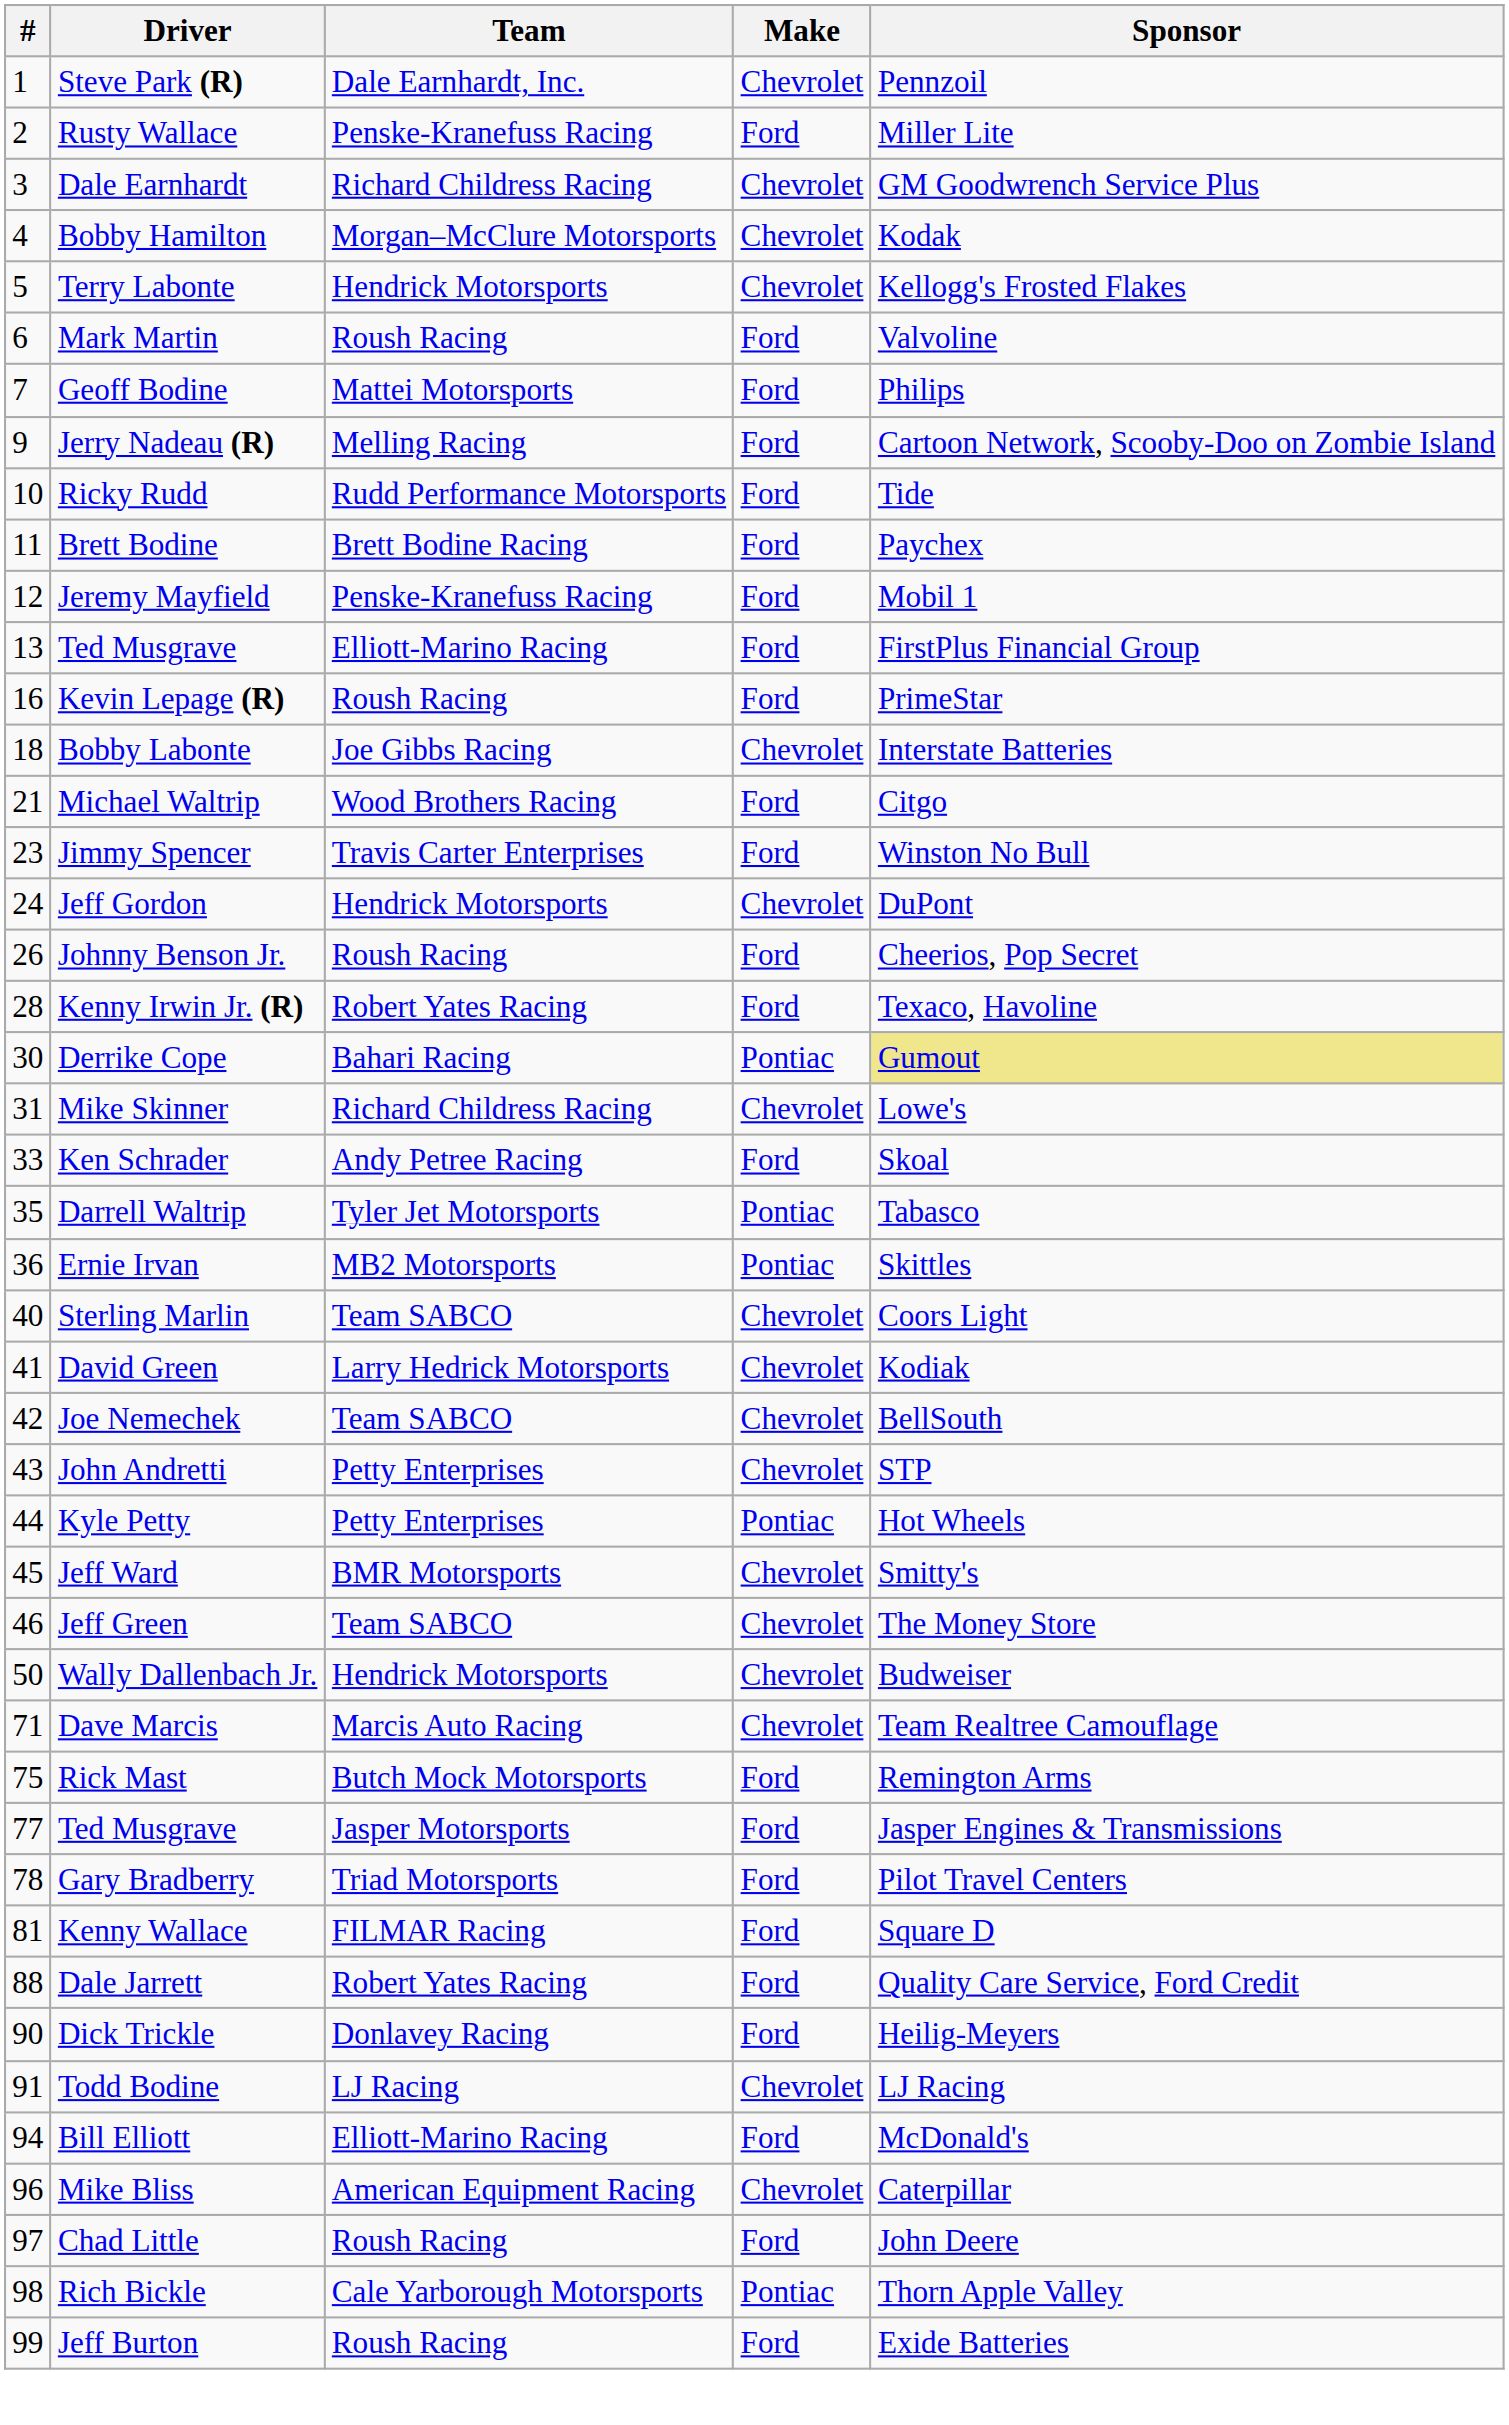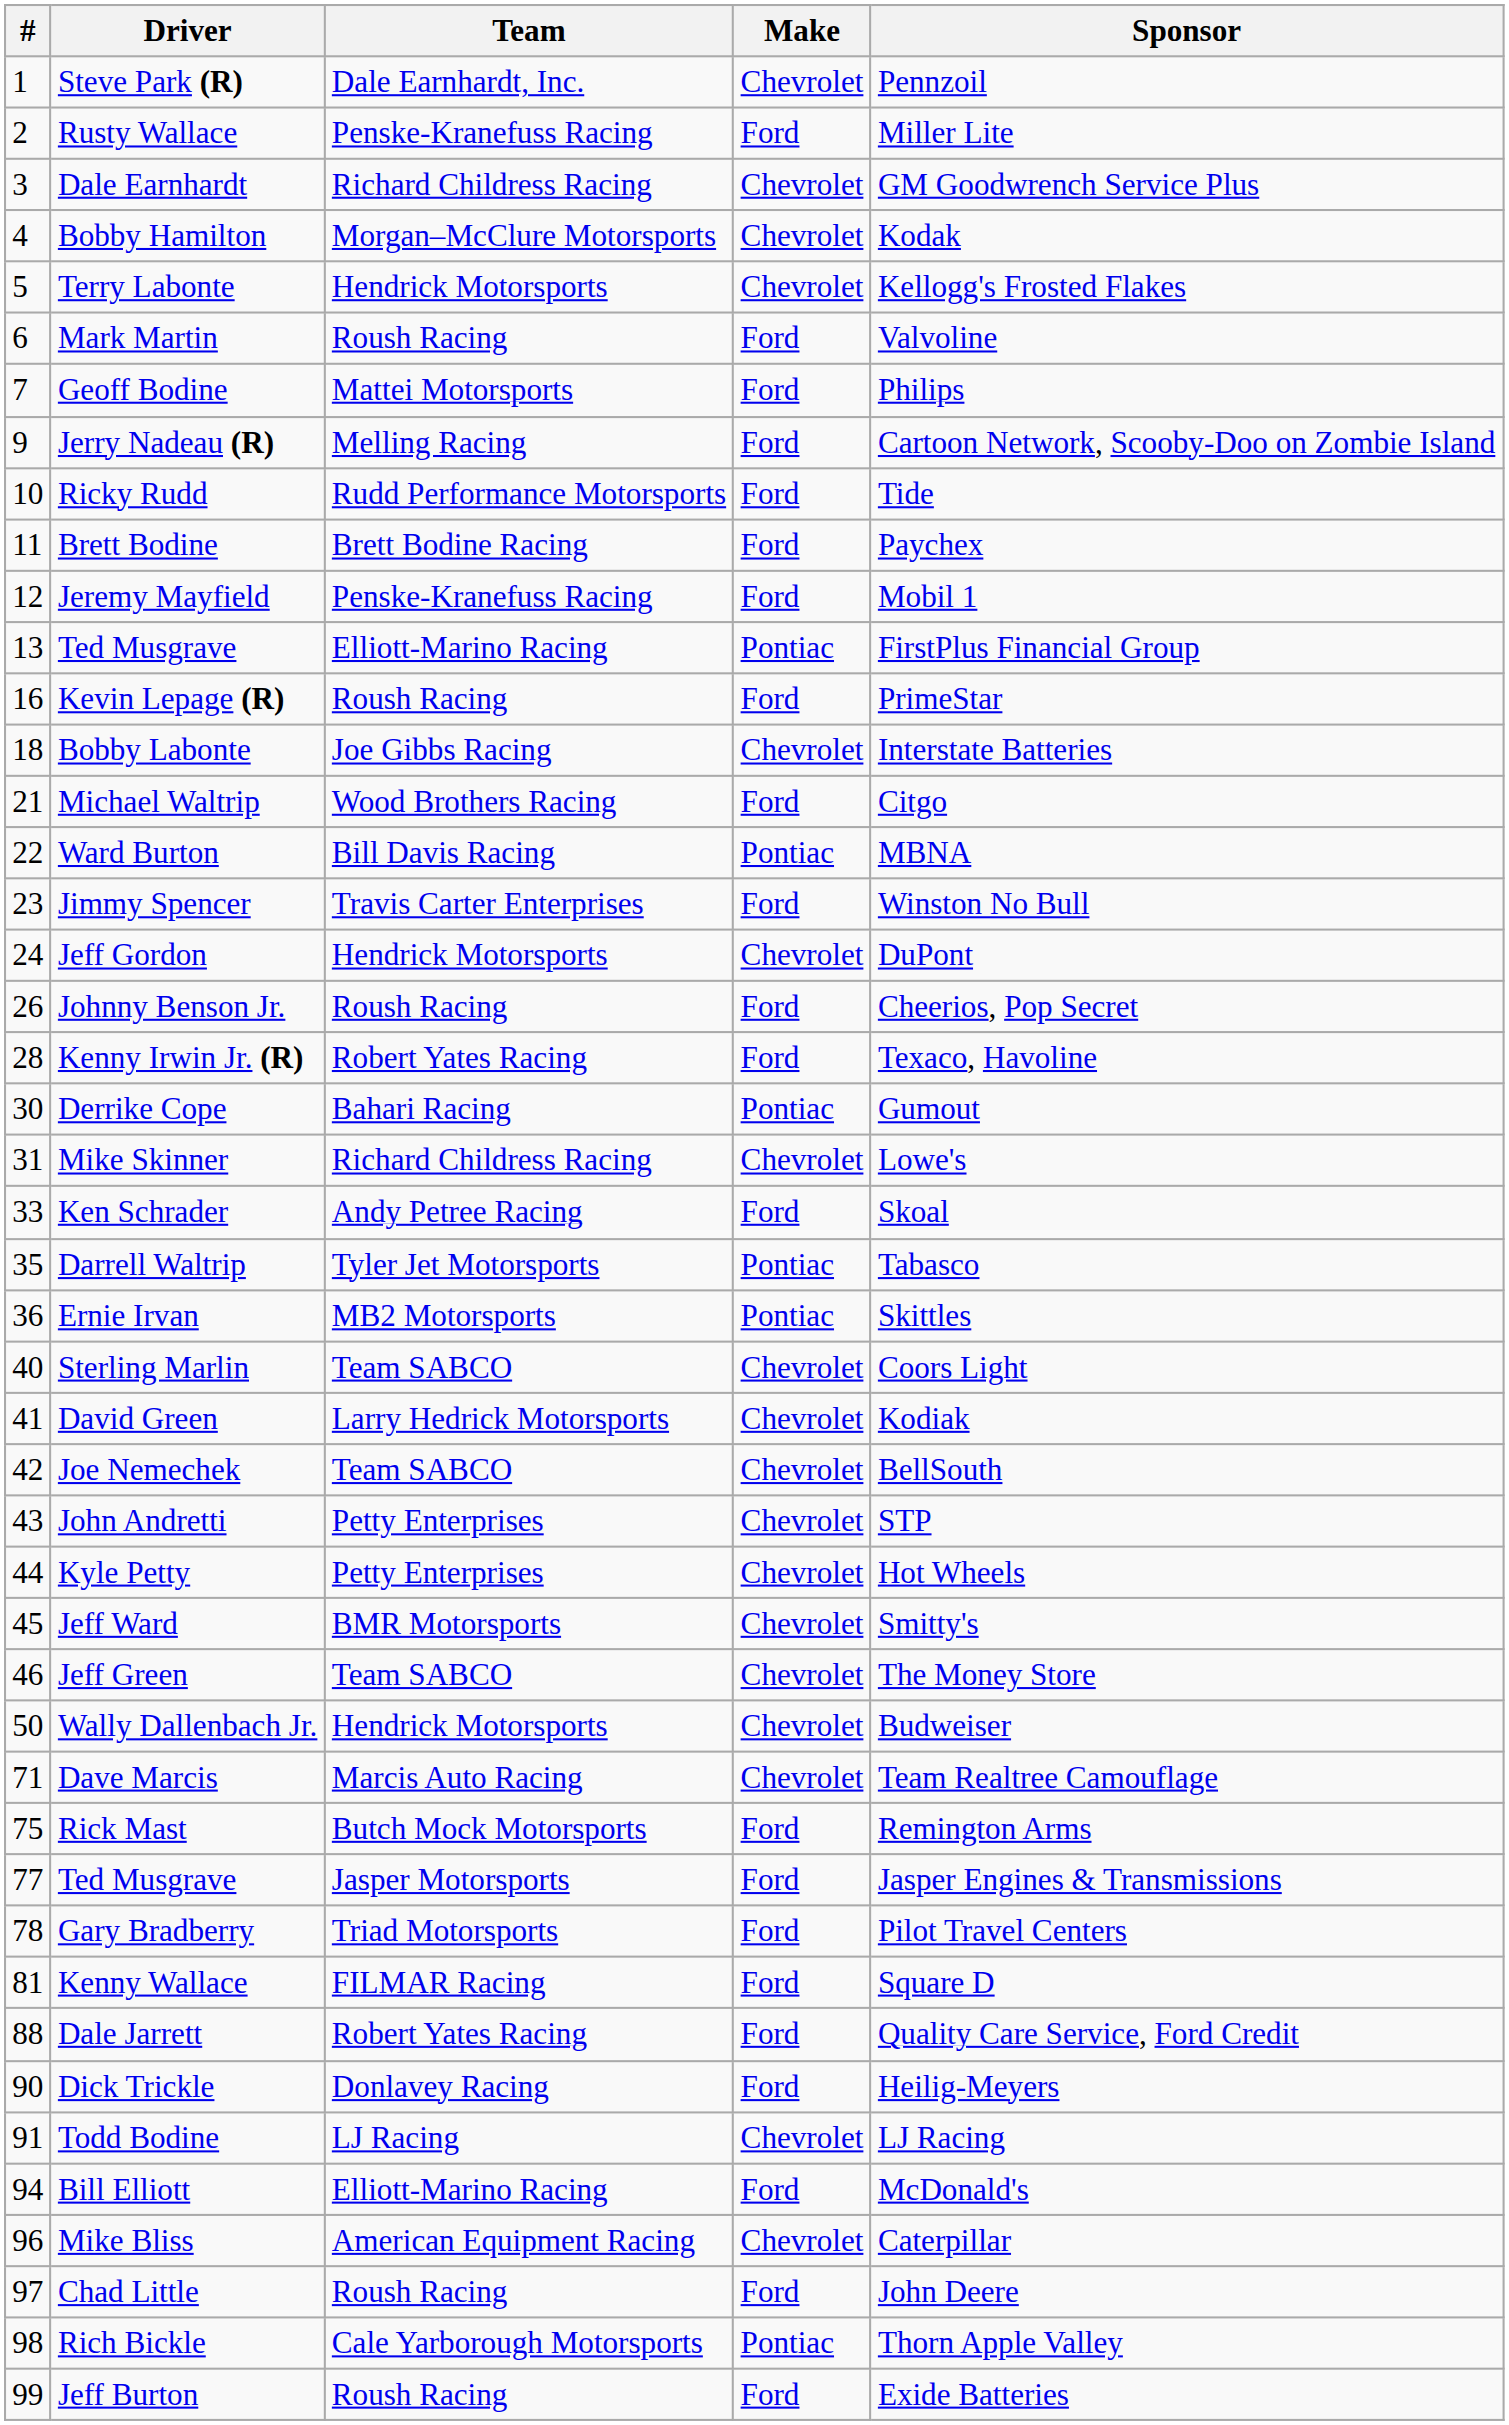(770, 646) Ford -> (787, 646) Pontiac
+ row: (28, 852)
(929, 1057) khaki background -> (929, 1109) no background
(787, 1520) Pontiac -> (802, 1571) Chevrolet
